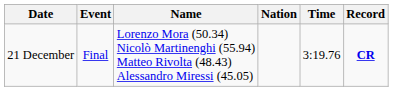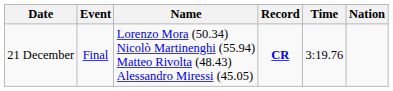columns swapped: (279, 14) <-> (366, 14)
